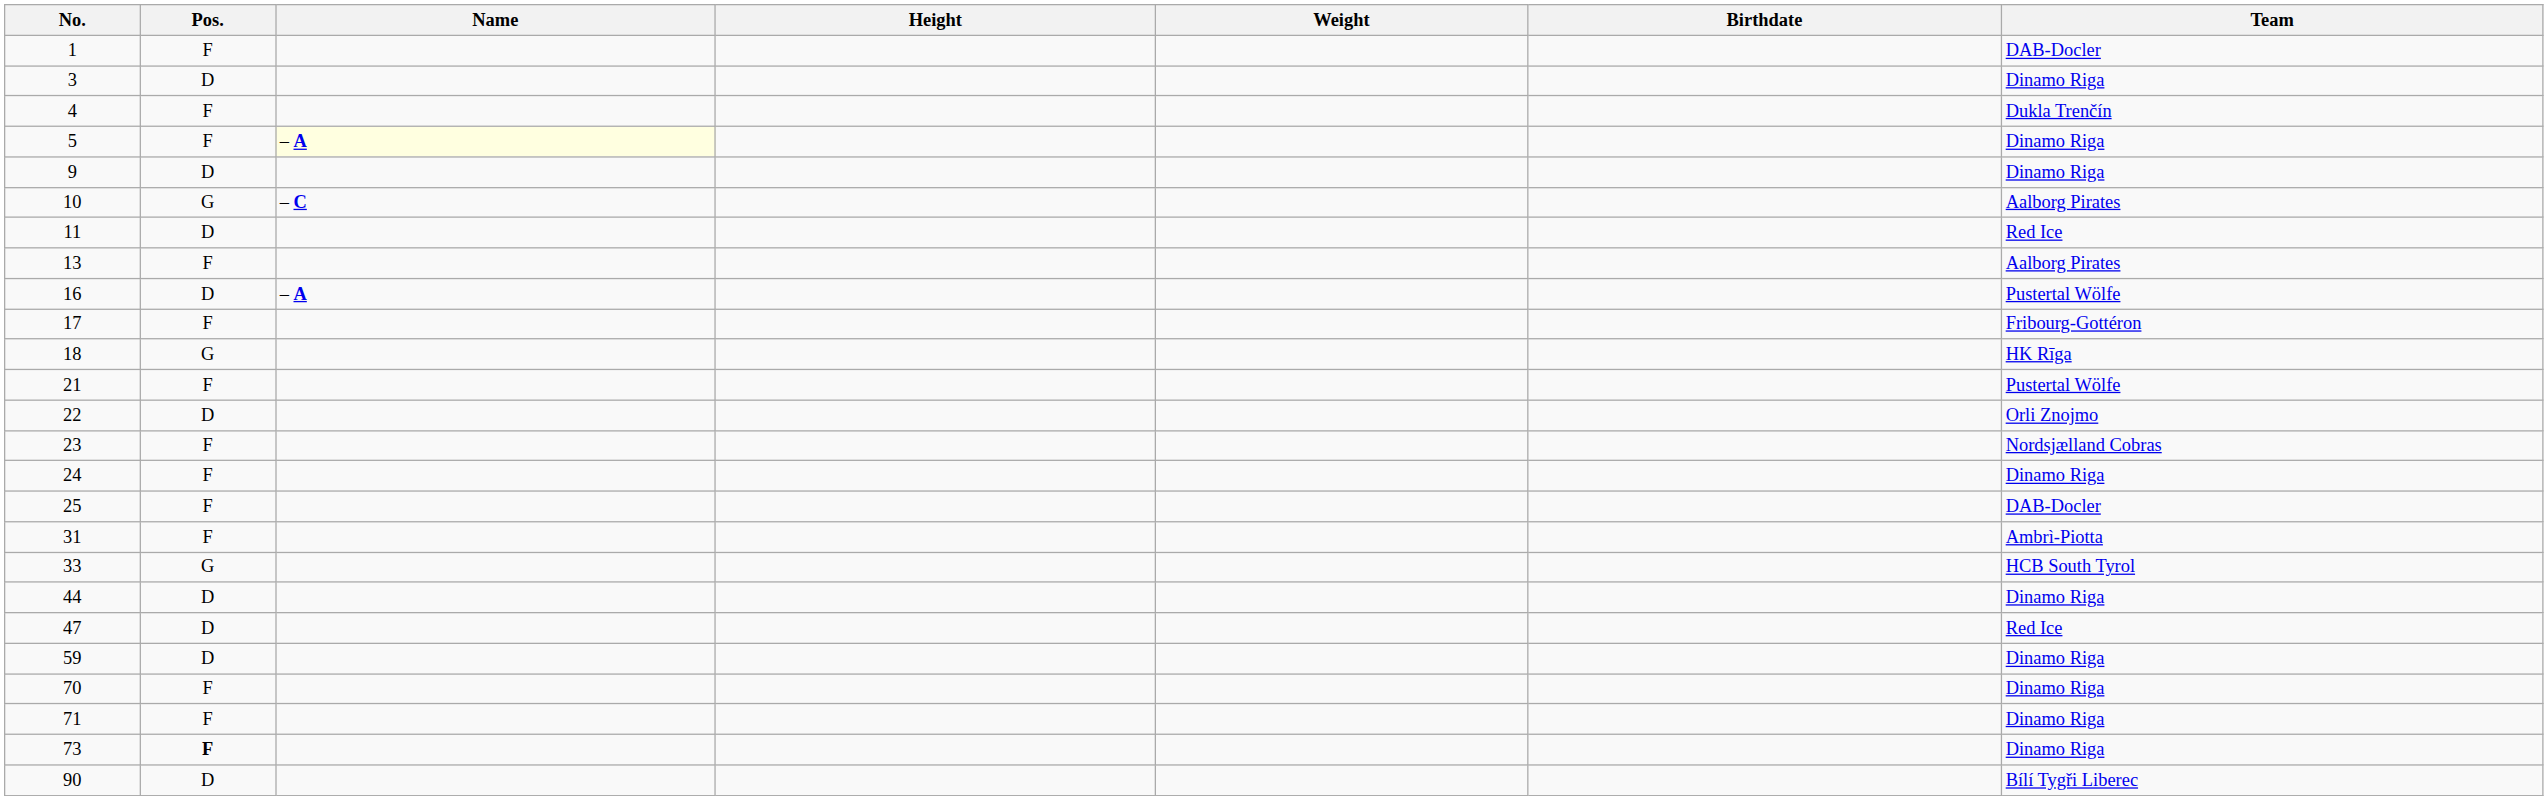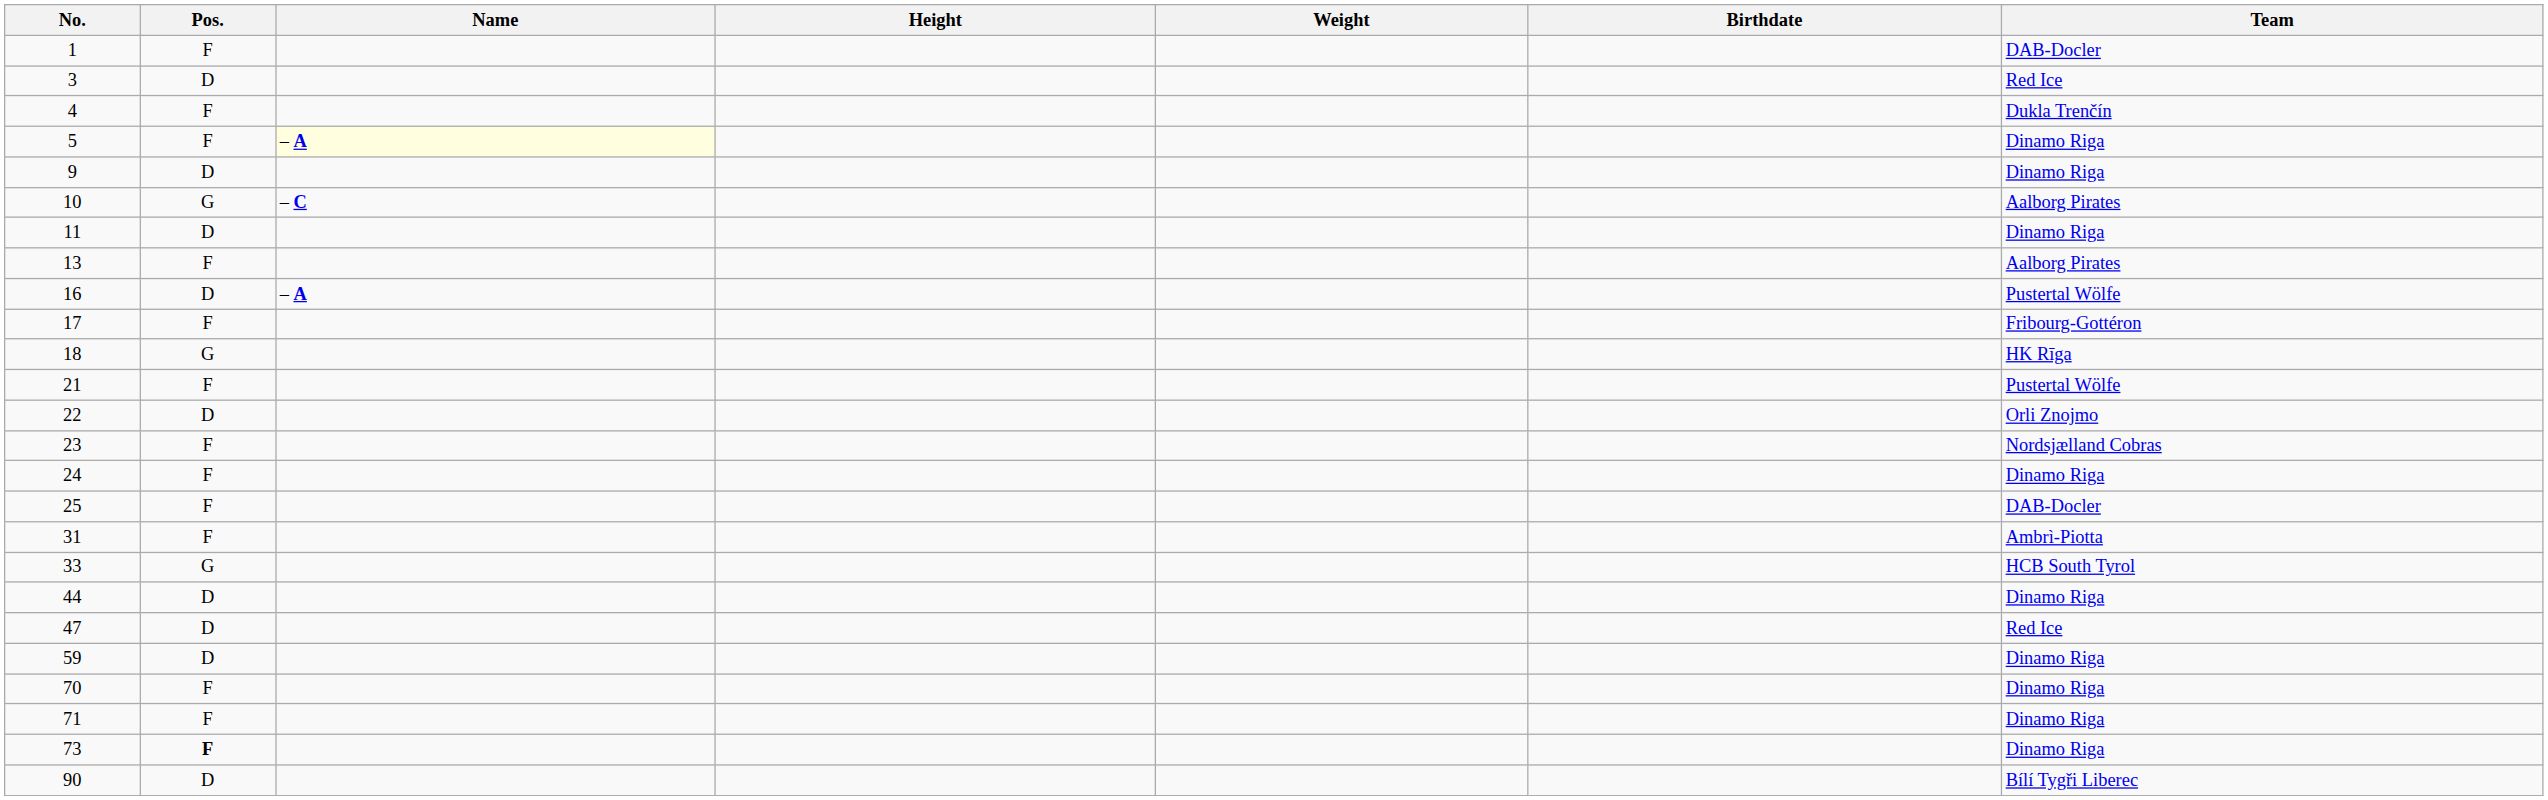(2055, 80) Dinamo Riga -> (2034, 80) Red Ice
(2034, 232) Red Ice -> (2055, 232) Dinamo Riga
